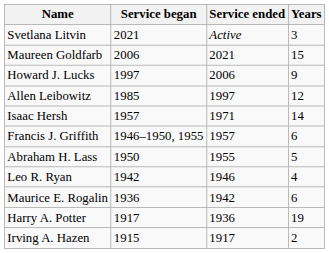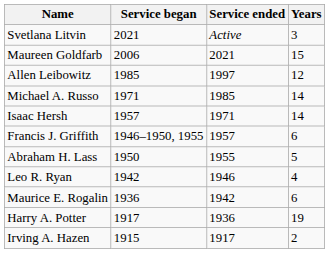- row: (51, 75)
+ row: (53, 95)
